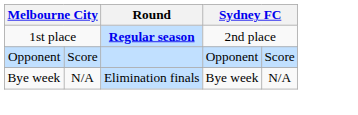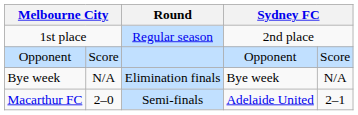(152, 36) bold -> (173, 36) normal
+ row: (45, 99)
